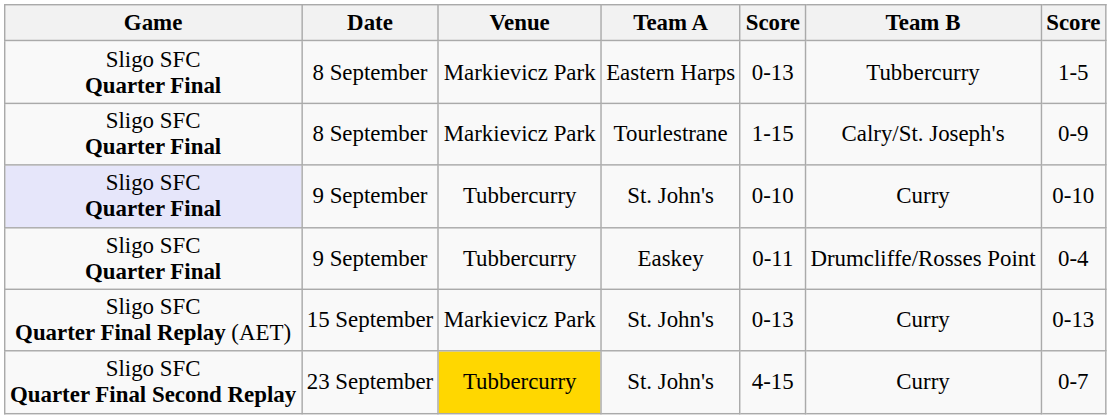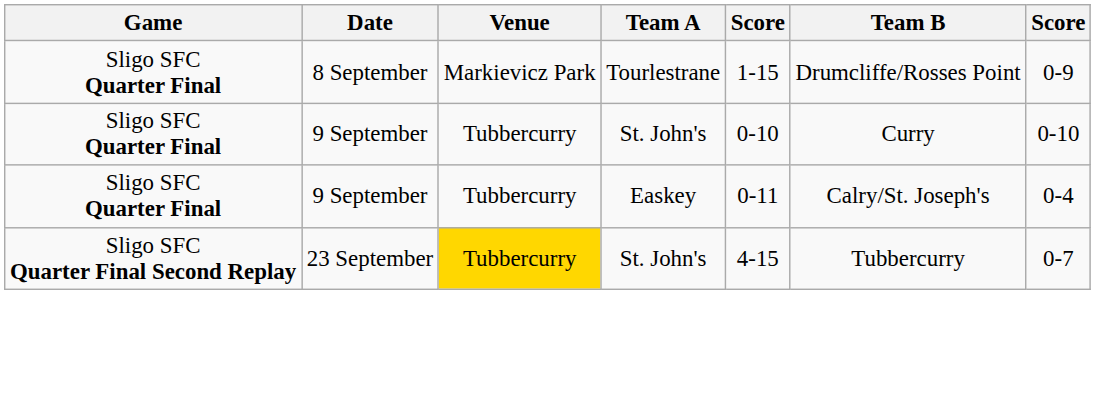- row: (370, 71)
(923, 133) Calry/St. Joseph's -> (908, 71) Drumcliffe/Rosses Point
(153, 195) lavender background -> (153, 133) no background
(923, 257) Drumcliffe/Rosses Point -> (908, 195) Calry/St. Joseph's
- row: (370, 319)
(923, 381) Curry -> (908, 257) Tubbercurry
